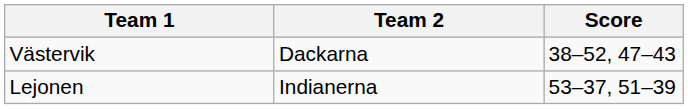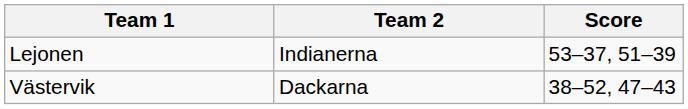rows swapped: (46, 86) <-> (52, 53)
